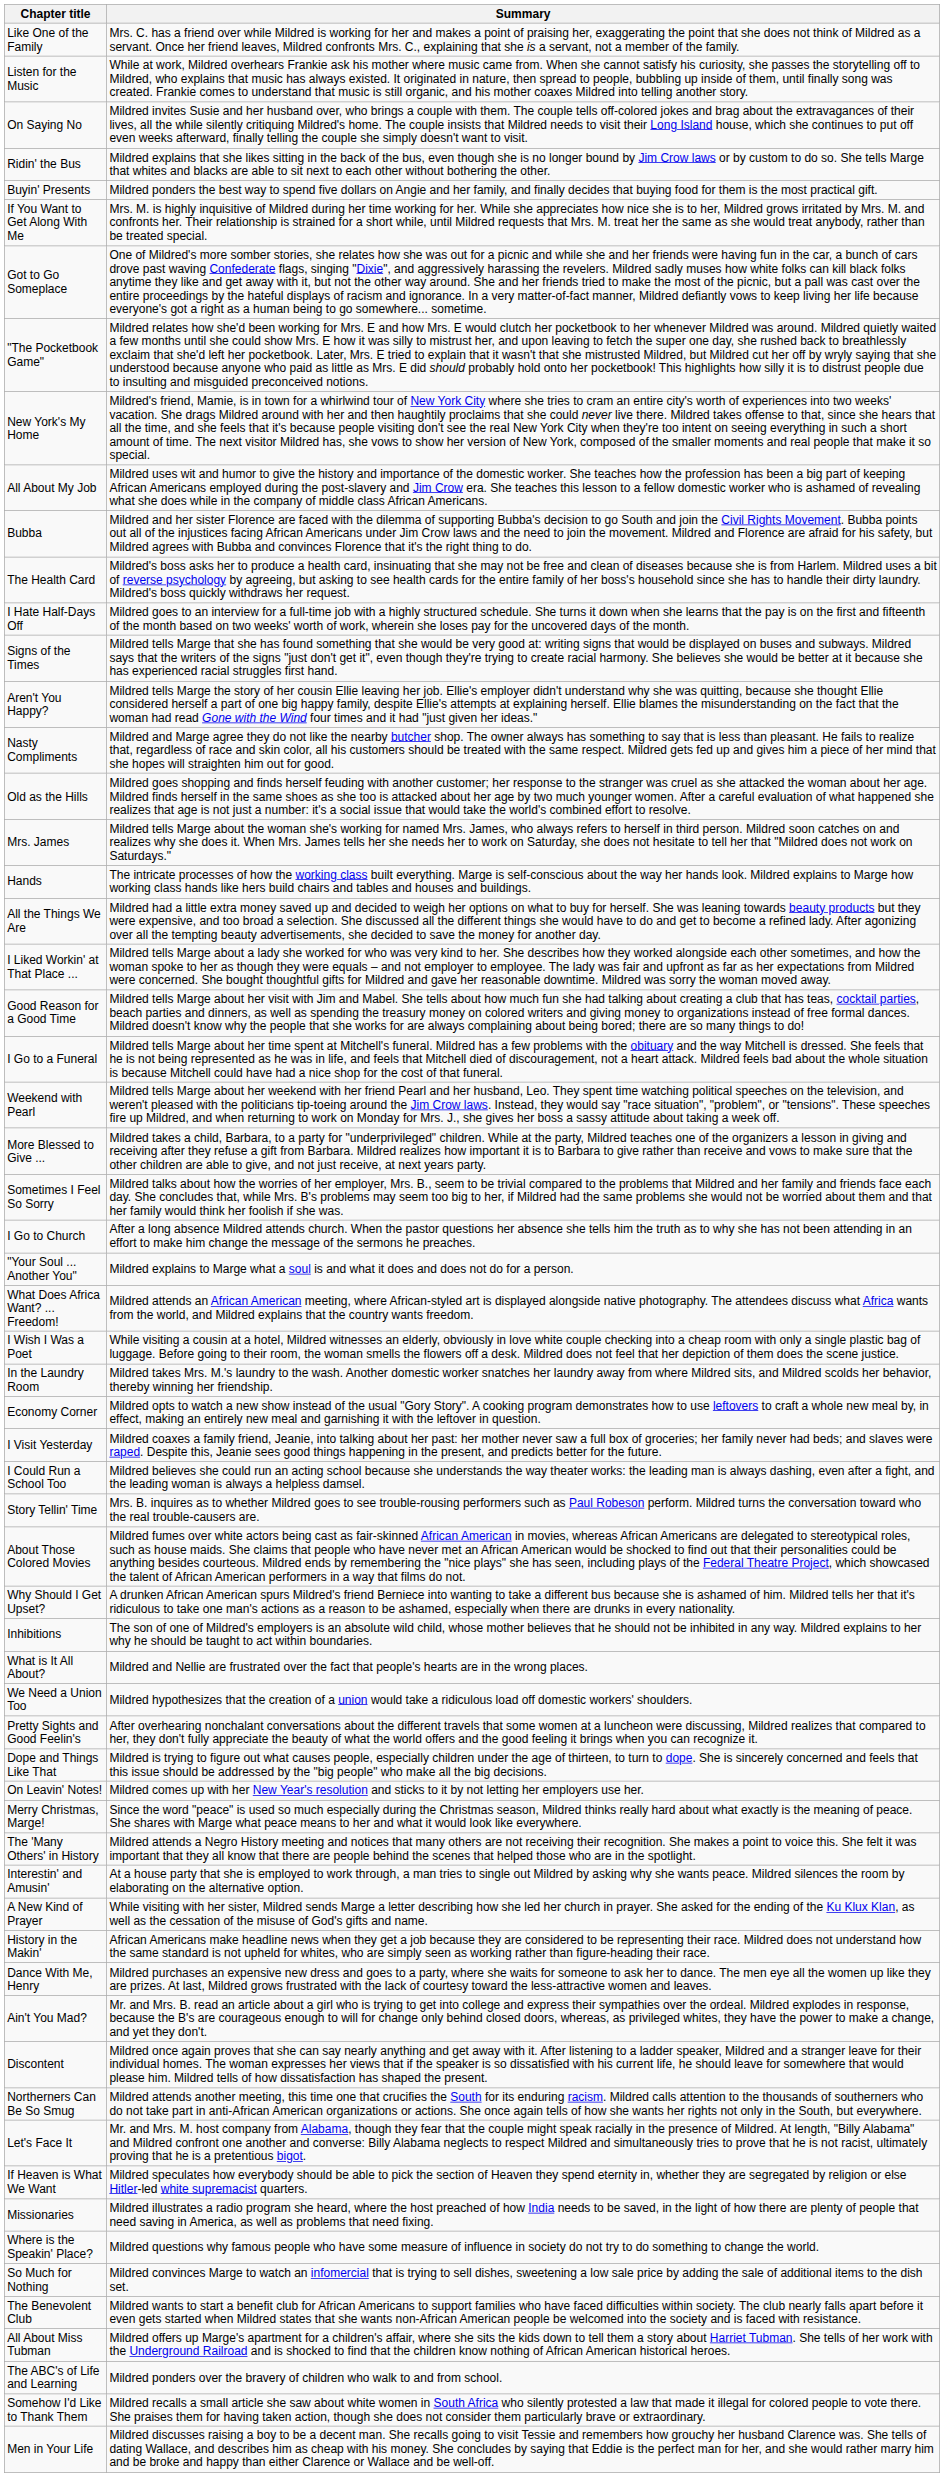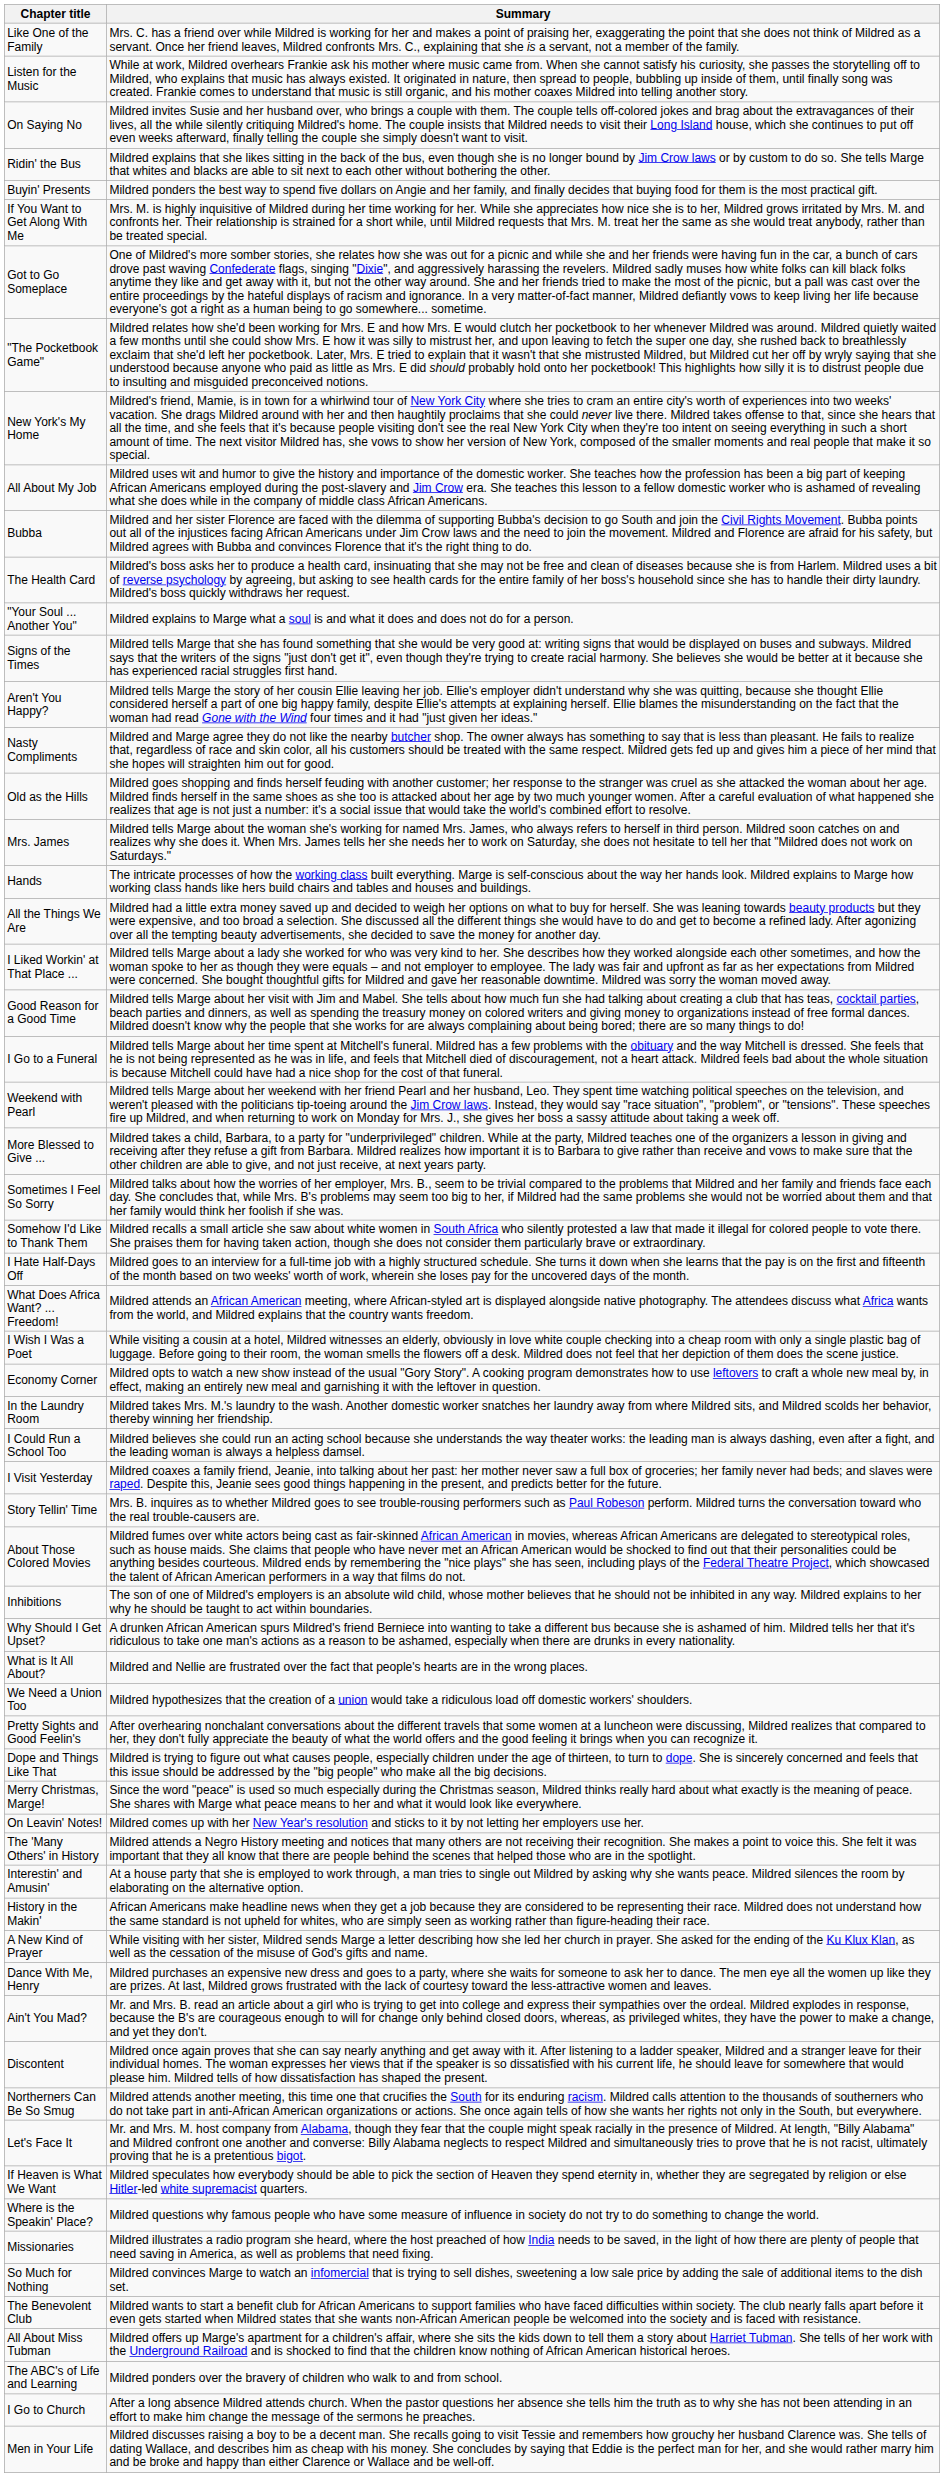rows swapped: (42, 1269) <-> (51, 619)
rows swapped: (46, 1236) <-> (54, 2410)
rows swapped: (52, 1412) <-> (46, 1380)
rows swapped: (44, 1477) <-> (50, 1445)
rows swapped: (54, 1602) <-> (34, 1634)
rows swapped: (53, 1816) <-> (55, 1790)
rows swapped: (45, 1914) <-> (42, 1946)
rows swapped: (50, 2247) <-> (40, 2214)
